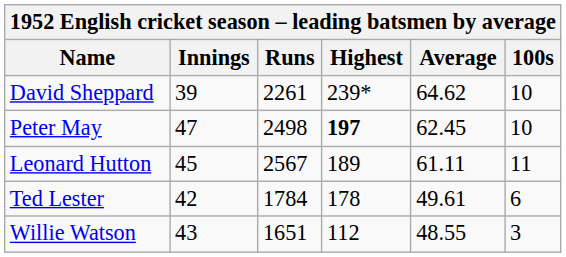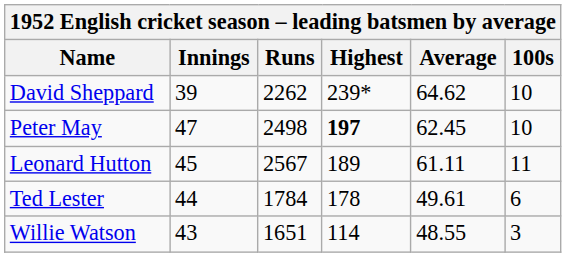(285, 92) 2261 -> (285, 92) 2262
(186, 198) 42 -> (186, 198) 44
(343, 233) 112 -> (343, 233) 114
